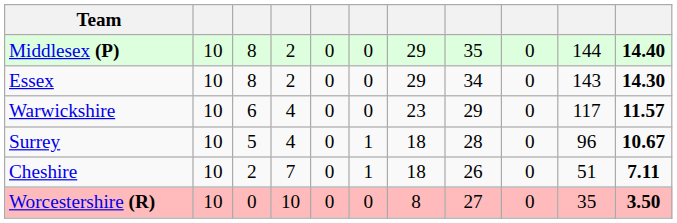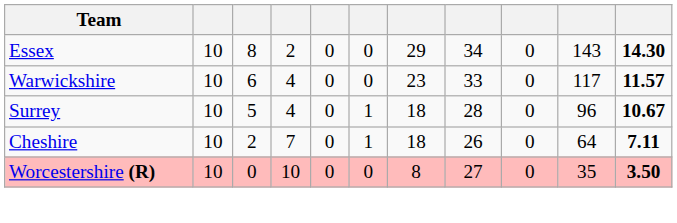- row: (64, 50)
(473, 111) 29 -> (473, 80) 33
(587, 171) 51 -> (587, 141) 64
